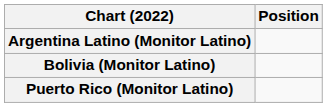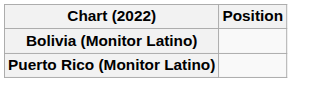- row: (130, 41)
